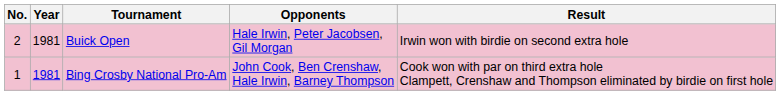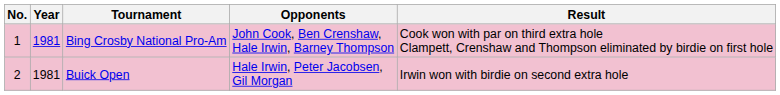rows swapped: (146, 74) <-> (98, 41)
